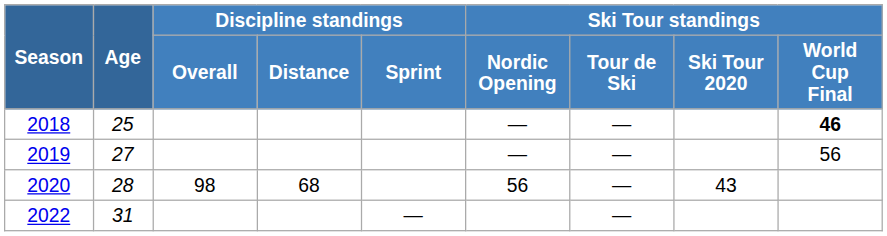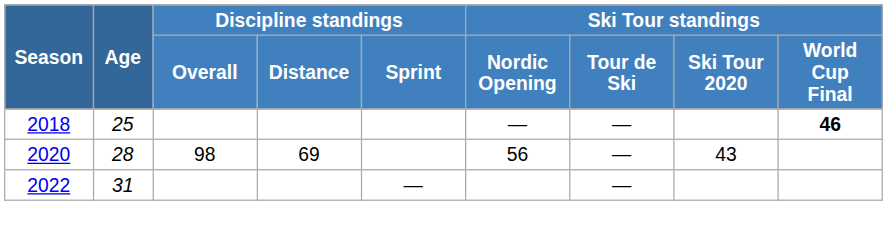- row: (49, 155)
(309, 186) 68 -> (309, 155) 69
